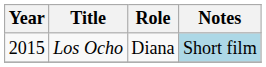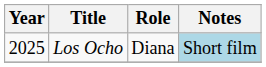(27, 47) 2015 -> (27, 47) 2025
